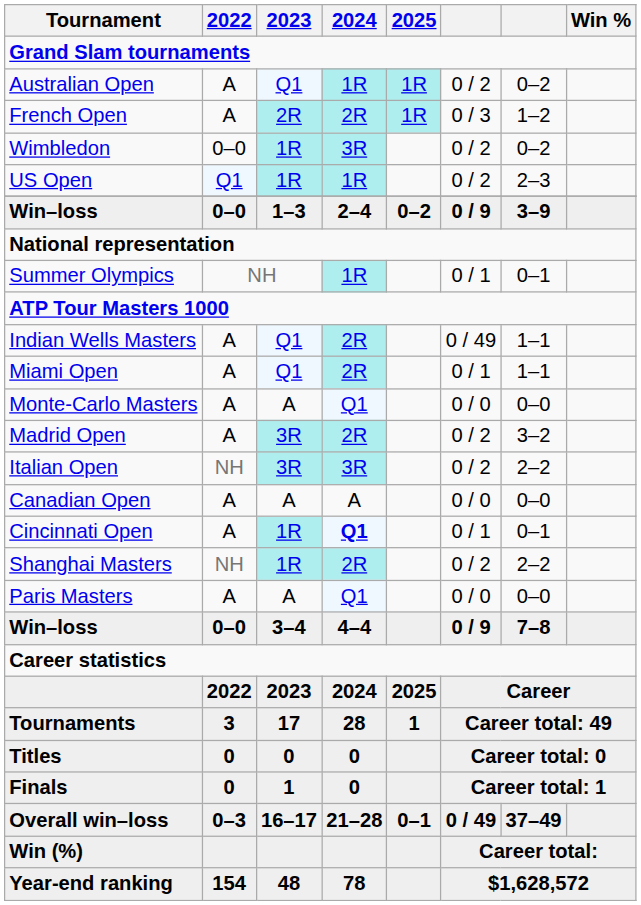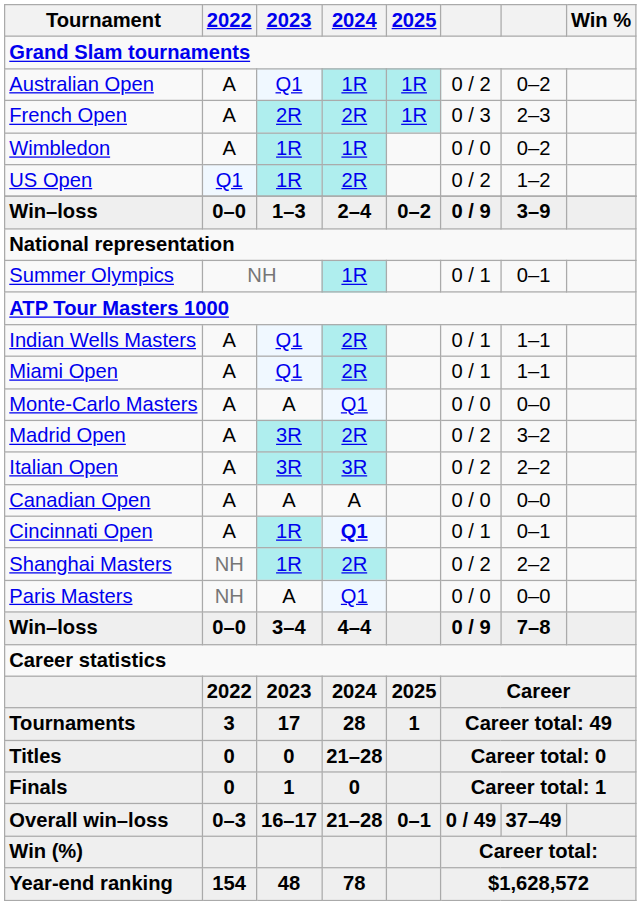(534, 116) 1–2 -> (534, 116) 2–3
(229, 148) 0–0 -> (229, 148) A
(354, 148) 3R -> (354, 148) 1R
(471, 148) 0 / 2 -> (471, 148) 0 / 0
(354, 180) 1R -> (354, 180) 2R
(534, 180) 2–3 -> (534, 180) 1–2
(471, 340) 0 / 49 -> (471, 340) 0 / 1
(229, 468) NH -> (229, 468) A
(229, 595) A -> (229, 595) NH
(354, 755) 0 -> (354, 755) 21–28
